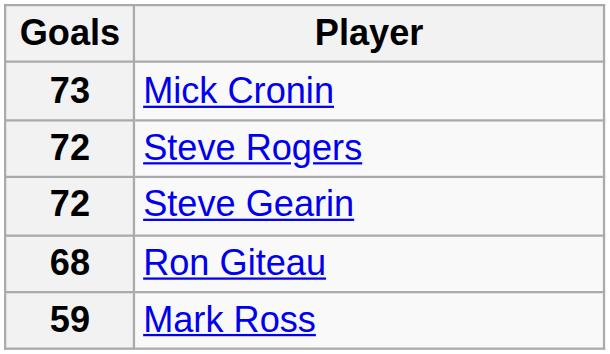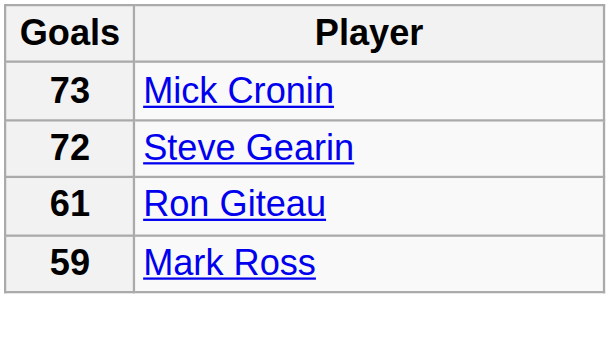- row: (253, 147)
(70, 262) 68 -> (70, 205) 61
